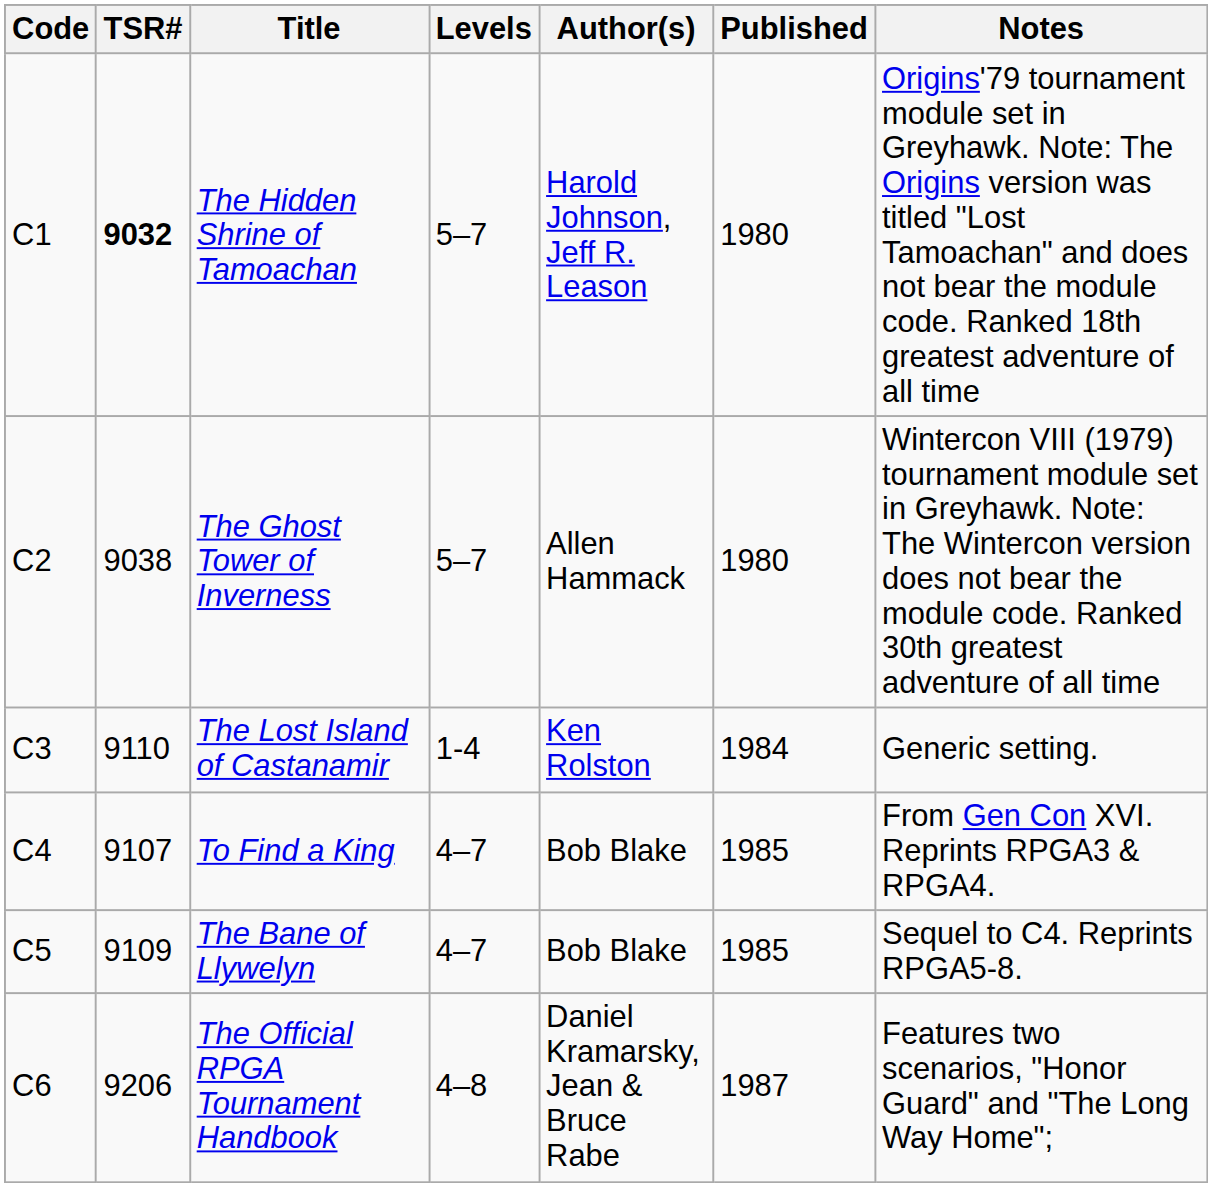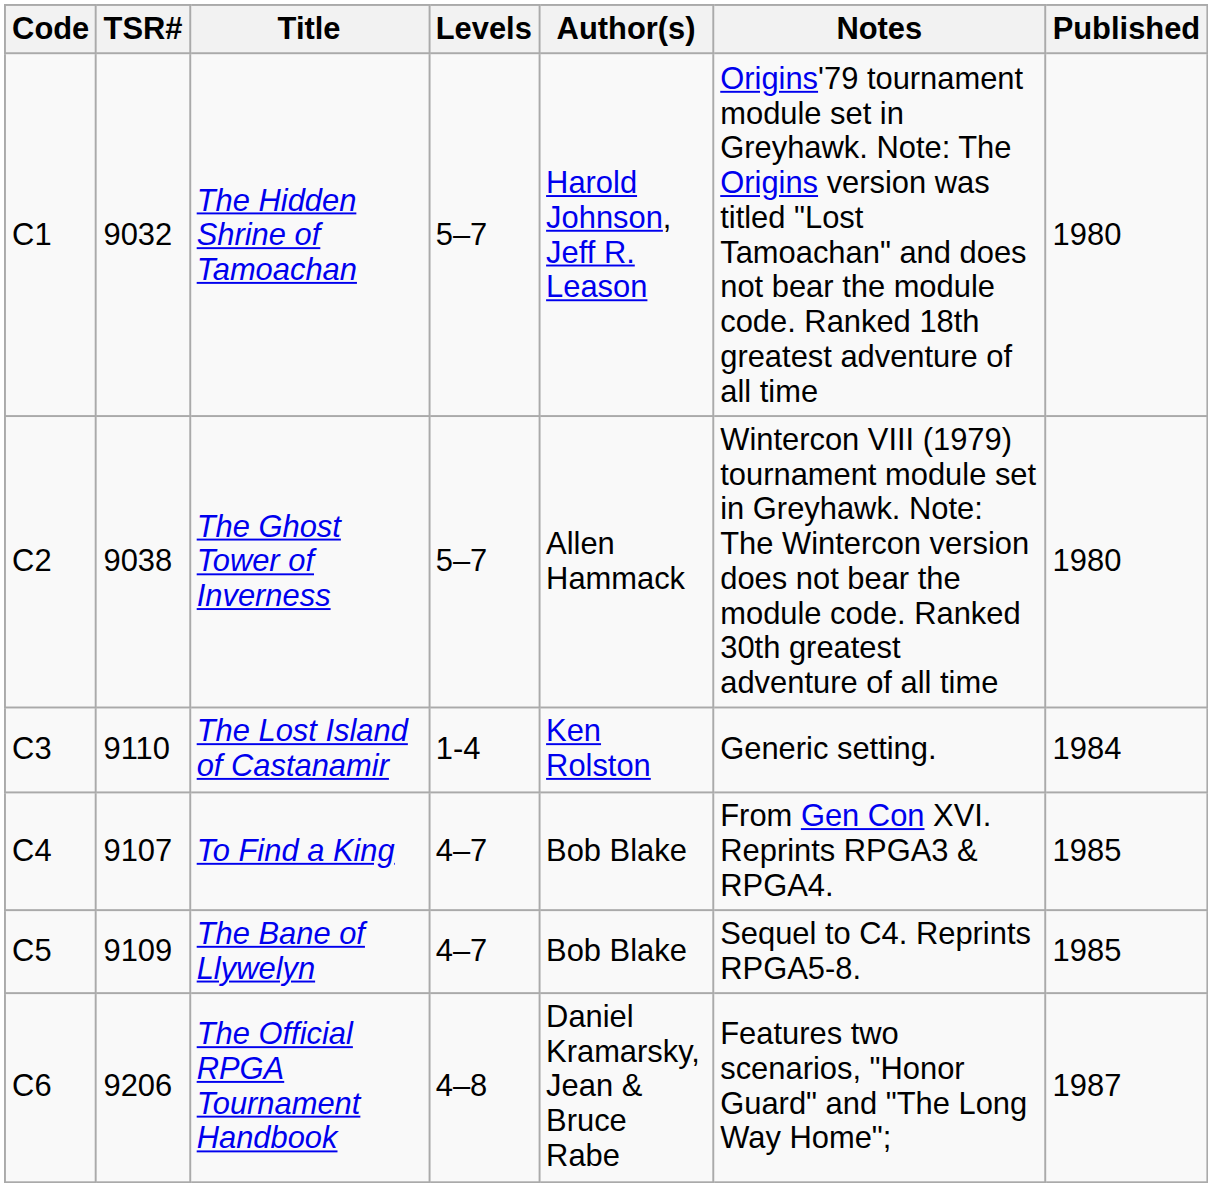columns swapped: (794, 28) <-> (1041, 28)
(138, 234) bold -> (138, 234) normal
